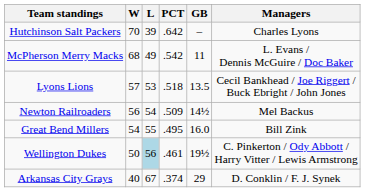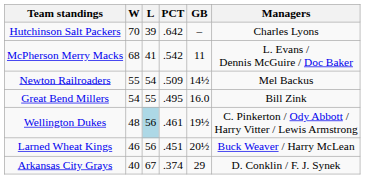(151, 55) 49 -> (151, 55) 41
- row: (65, 86)
(134, 111) 56 -> (134, 80) 55
(134, 153) 50 -> (134, 122) 48
+ row: (65, 147)
